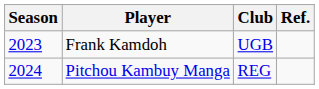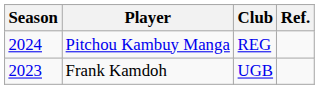rows swapped: (116, 44) <-> (148, 71)
